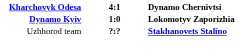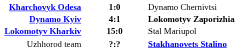(115, 7) 4:1 -> (115, 7) 1:0
(185, 7) bold -> (183, 7) normal
(115, 19) 1:0 -> (115, 19) 4:1
+ row: (43, 31)
